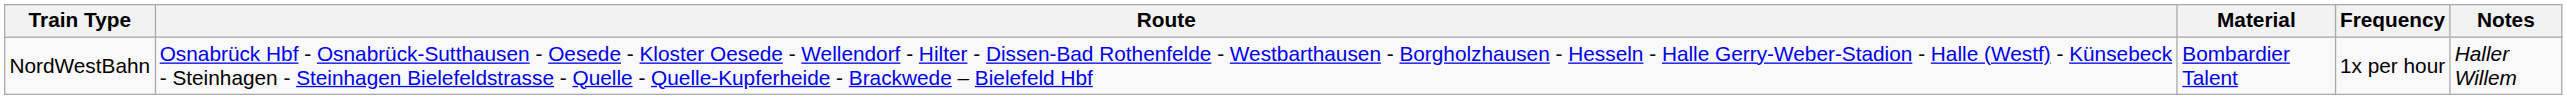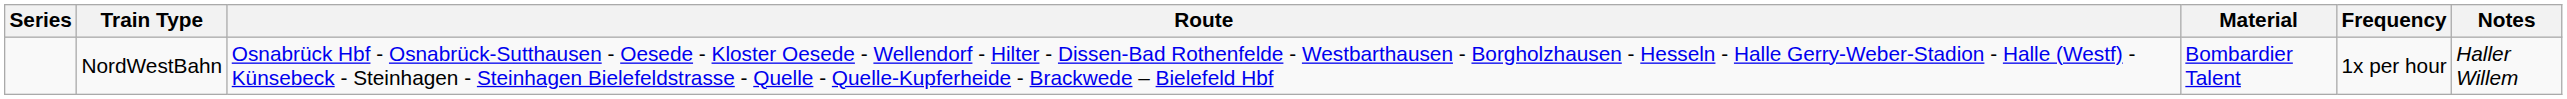+ column: (41, 20)
